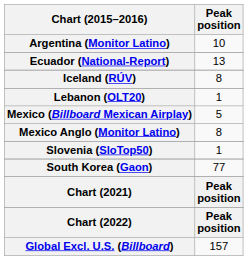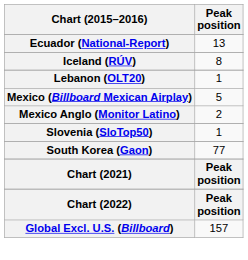- row: (99, 43)
(219, 132) 8 -> (219, 114) 2
